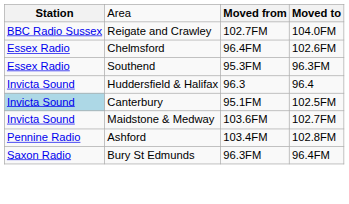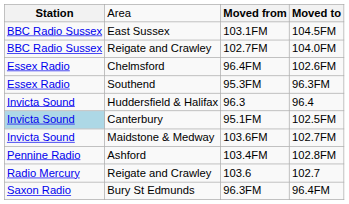+ row: (245, 31)
+ row: (237, 173)
